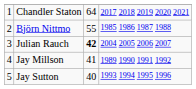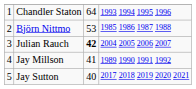(145, 12) 2017 2018 2019 2020 2021 -> (136, 12) 1993 1994 1995 1996
(91, 28) 55 -> (91, 28) 53
(136, 76) 1993 1994 1995 1996 -> (145, 76) 2017 2018 2019 2020 2021
